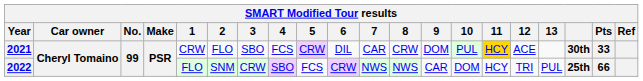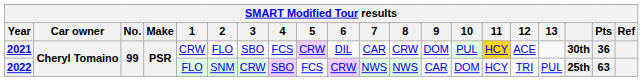(604, 49) 33 -> (604, 49) 36
(604, 67) 66 -> (604, 67) 63
